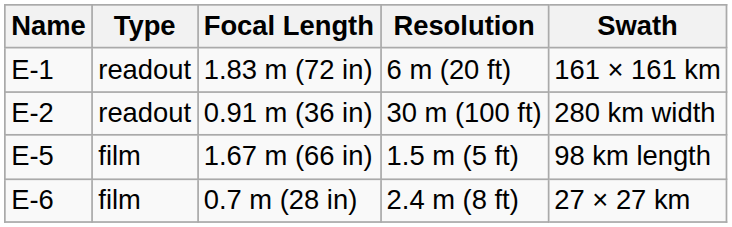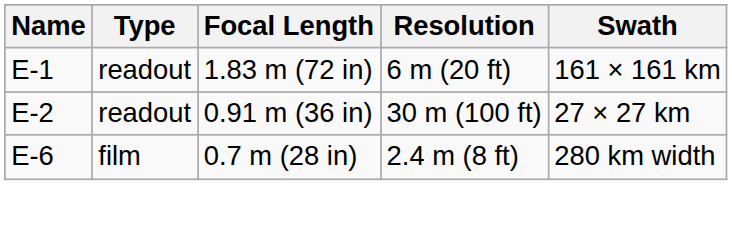(635, 112) 280 km width -> (622, 112) 27 × 27 km
- row: (288, 156)
(622, 199) 27 × 27 km -> (635, 156) 280 km width
